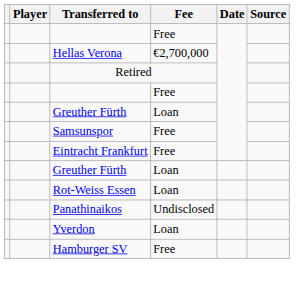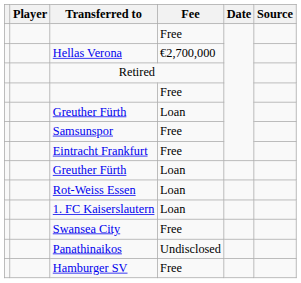+ row: (104, 209)
+ row: (86, 229)
- row: (74, 229)
